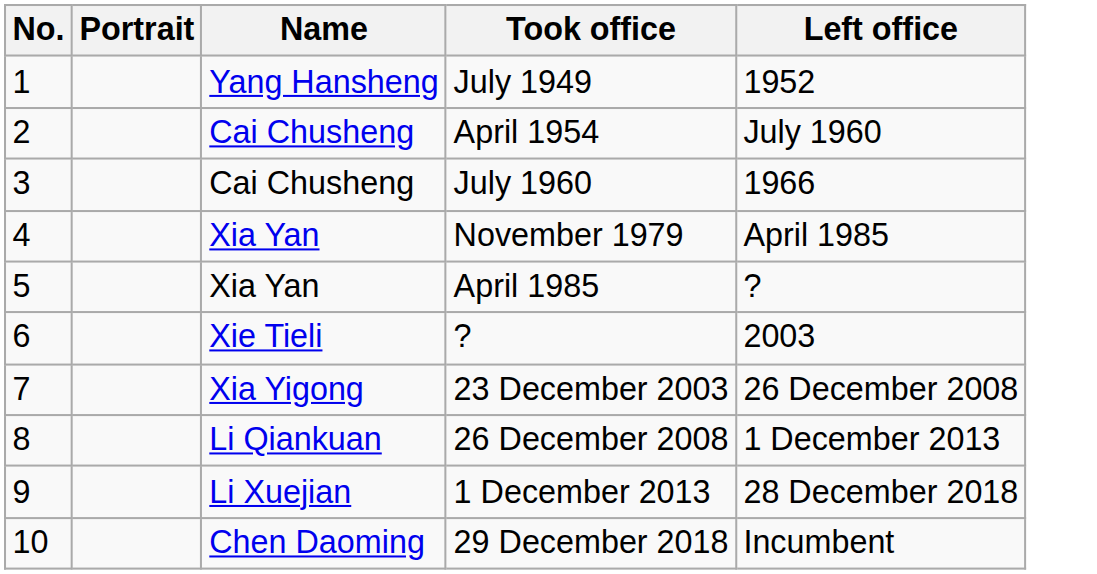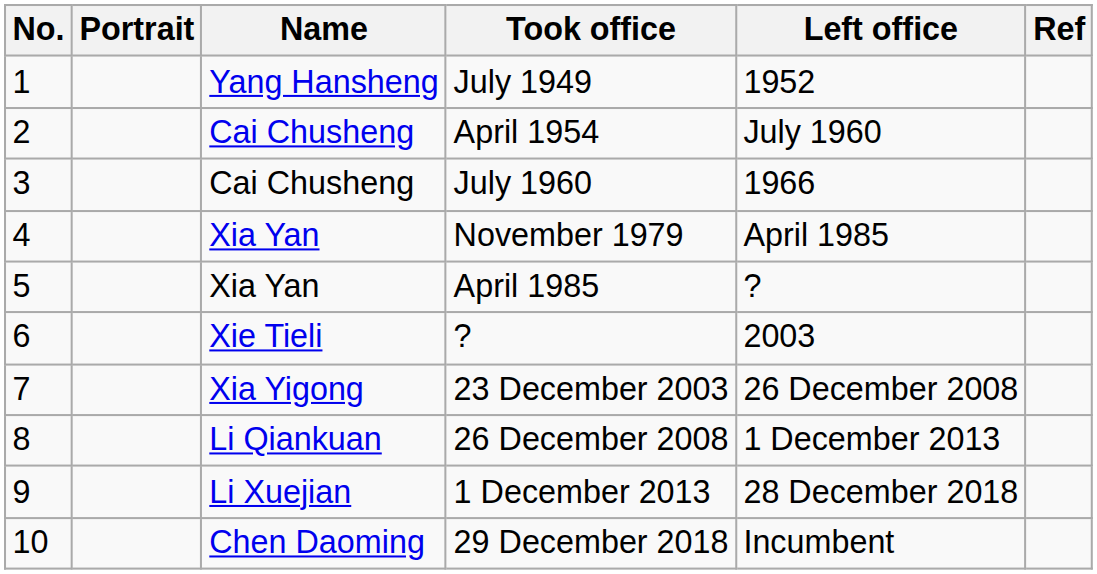+ column: (1059, 30)
